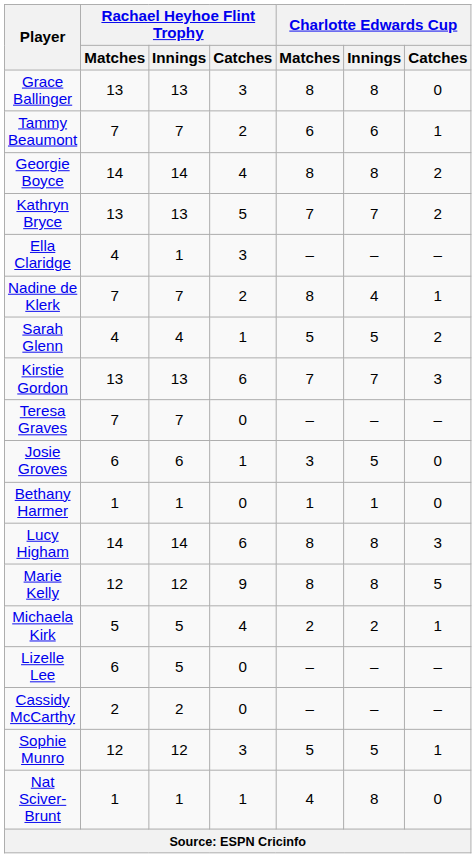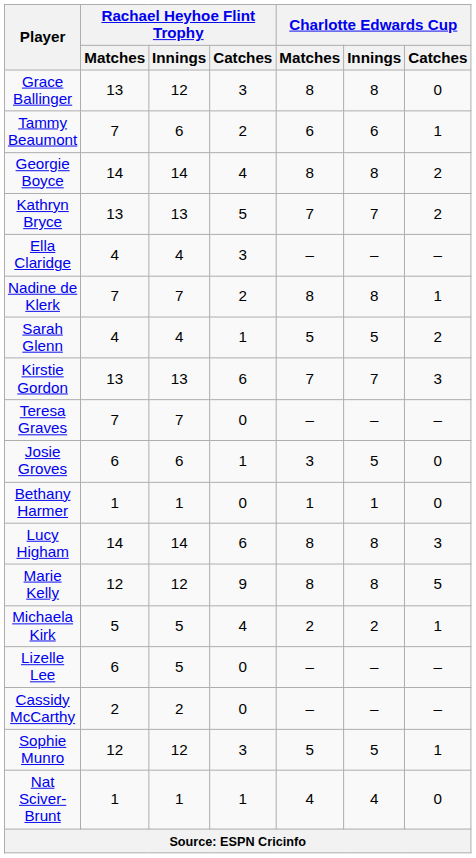(179, 90) 13 -> (179, 90) 12
(179, 131) 7 -> (179, 131) 6
(179, 255) 1 -> (179, 255) 4
(374, 296) 4 -> (374, 296) 8
(374, 799) 8 -> (374, 799) 4
